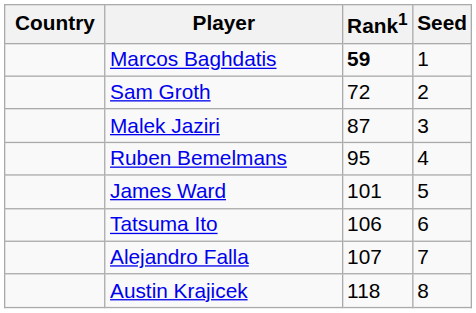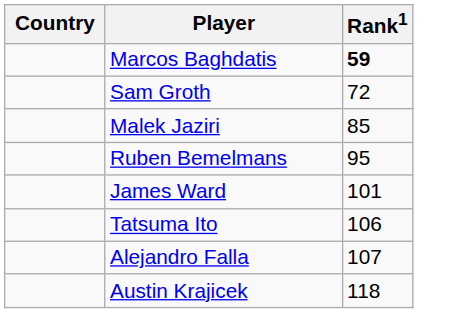- column: (442, 23)
(359, 125) 87 -> (359, 125) 85
